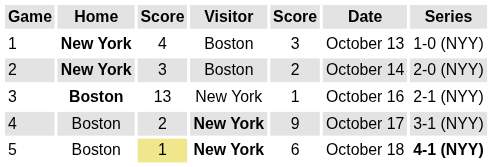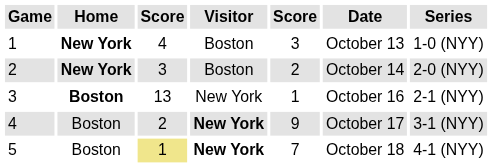(295, 150) 6 -> (295, 150) 7
(448, 150) bold -> (448, 150) normal
